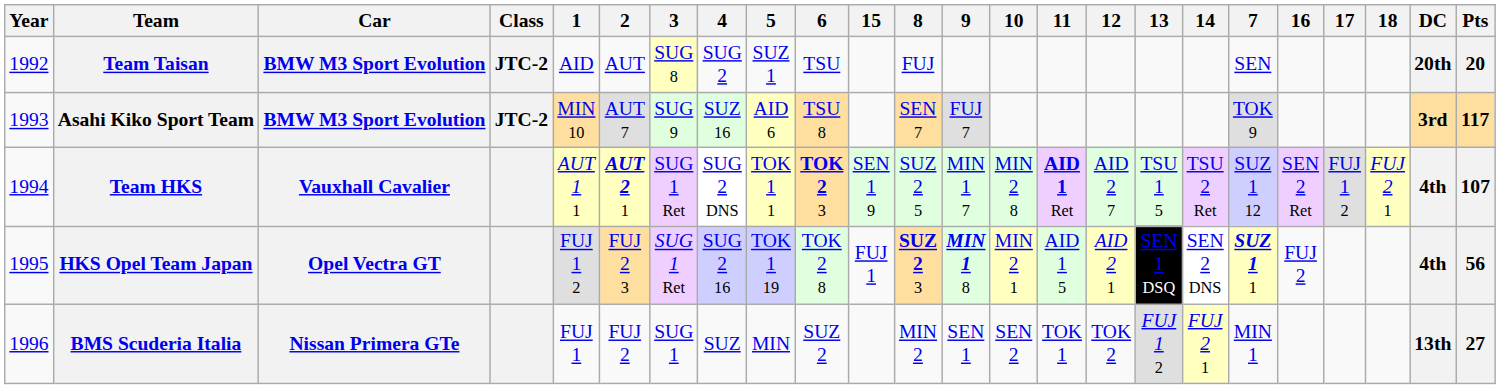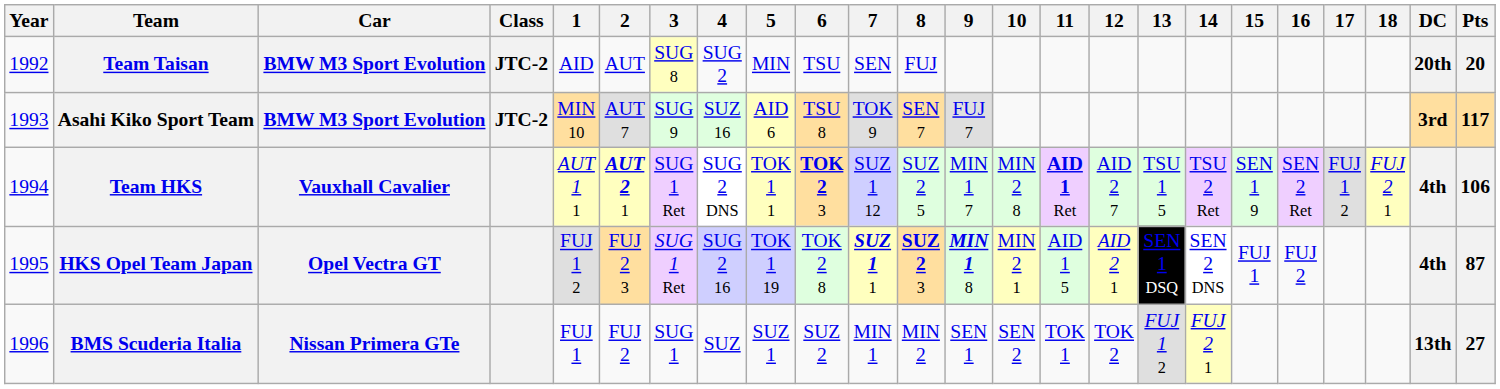columns swapped: (1253, 20) <-> (871, 20)
(771, 64) SUZ 1 -> (771, 64) MIN
(1475, 186) 107 -> (1475, 186) 106
(1475, 264) 56 -> (1475, 264) 87
(771, 343) MIN -> (771, 343) SUZ 1
